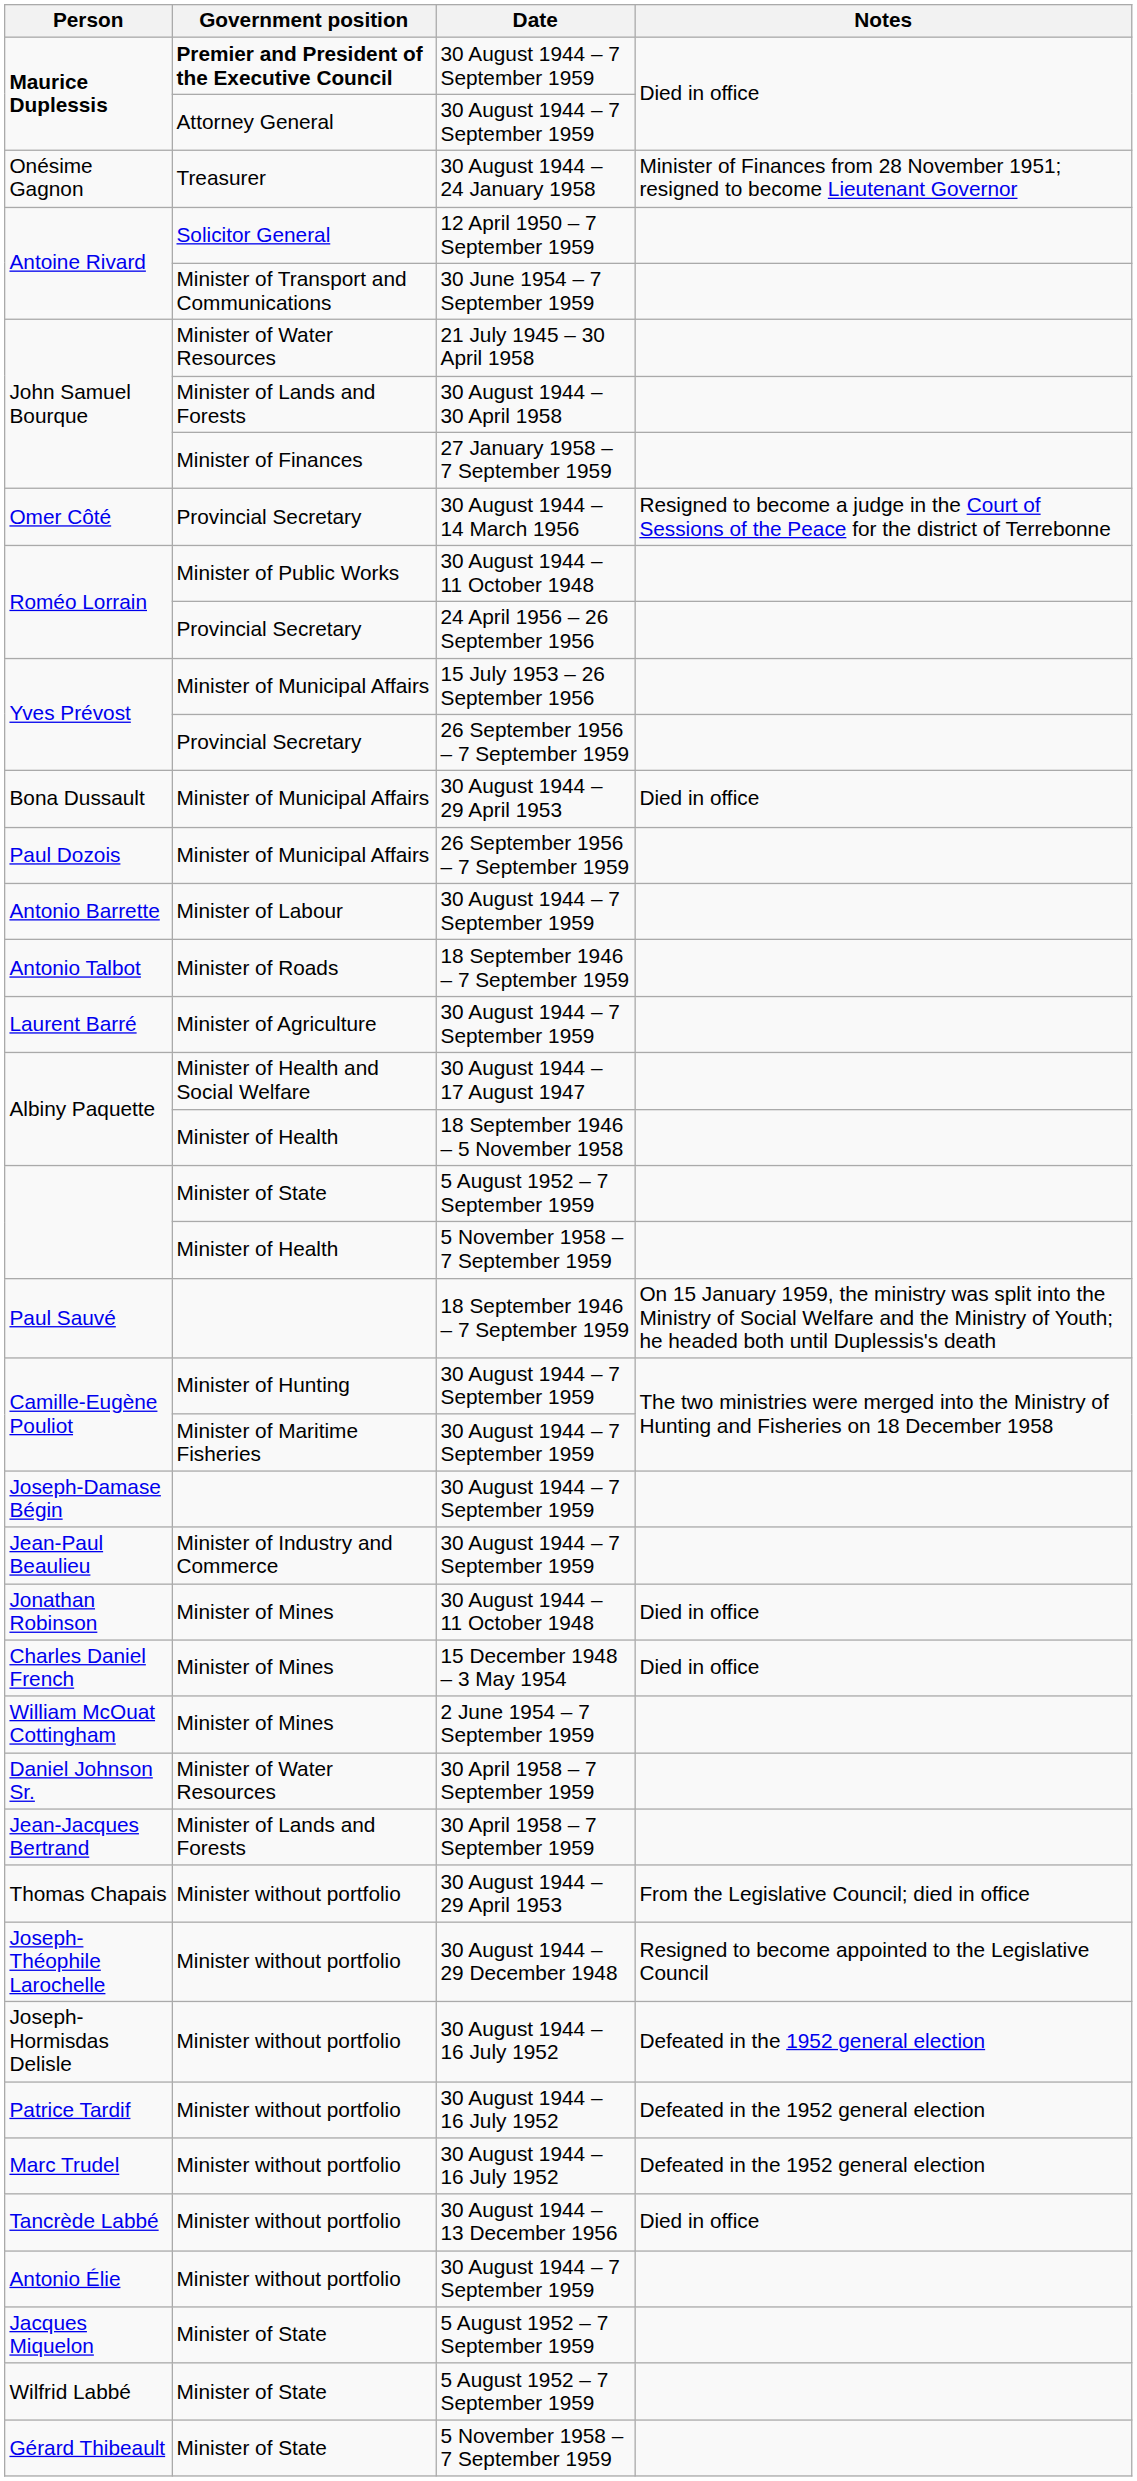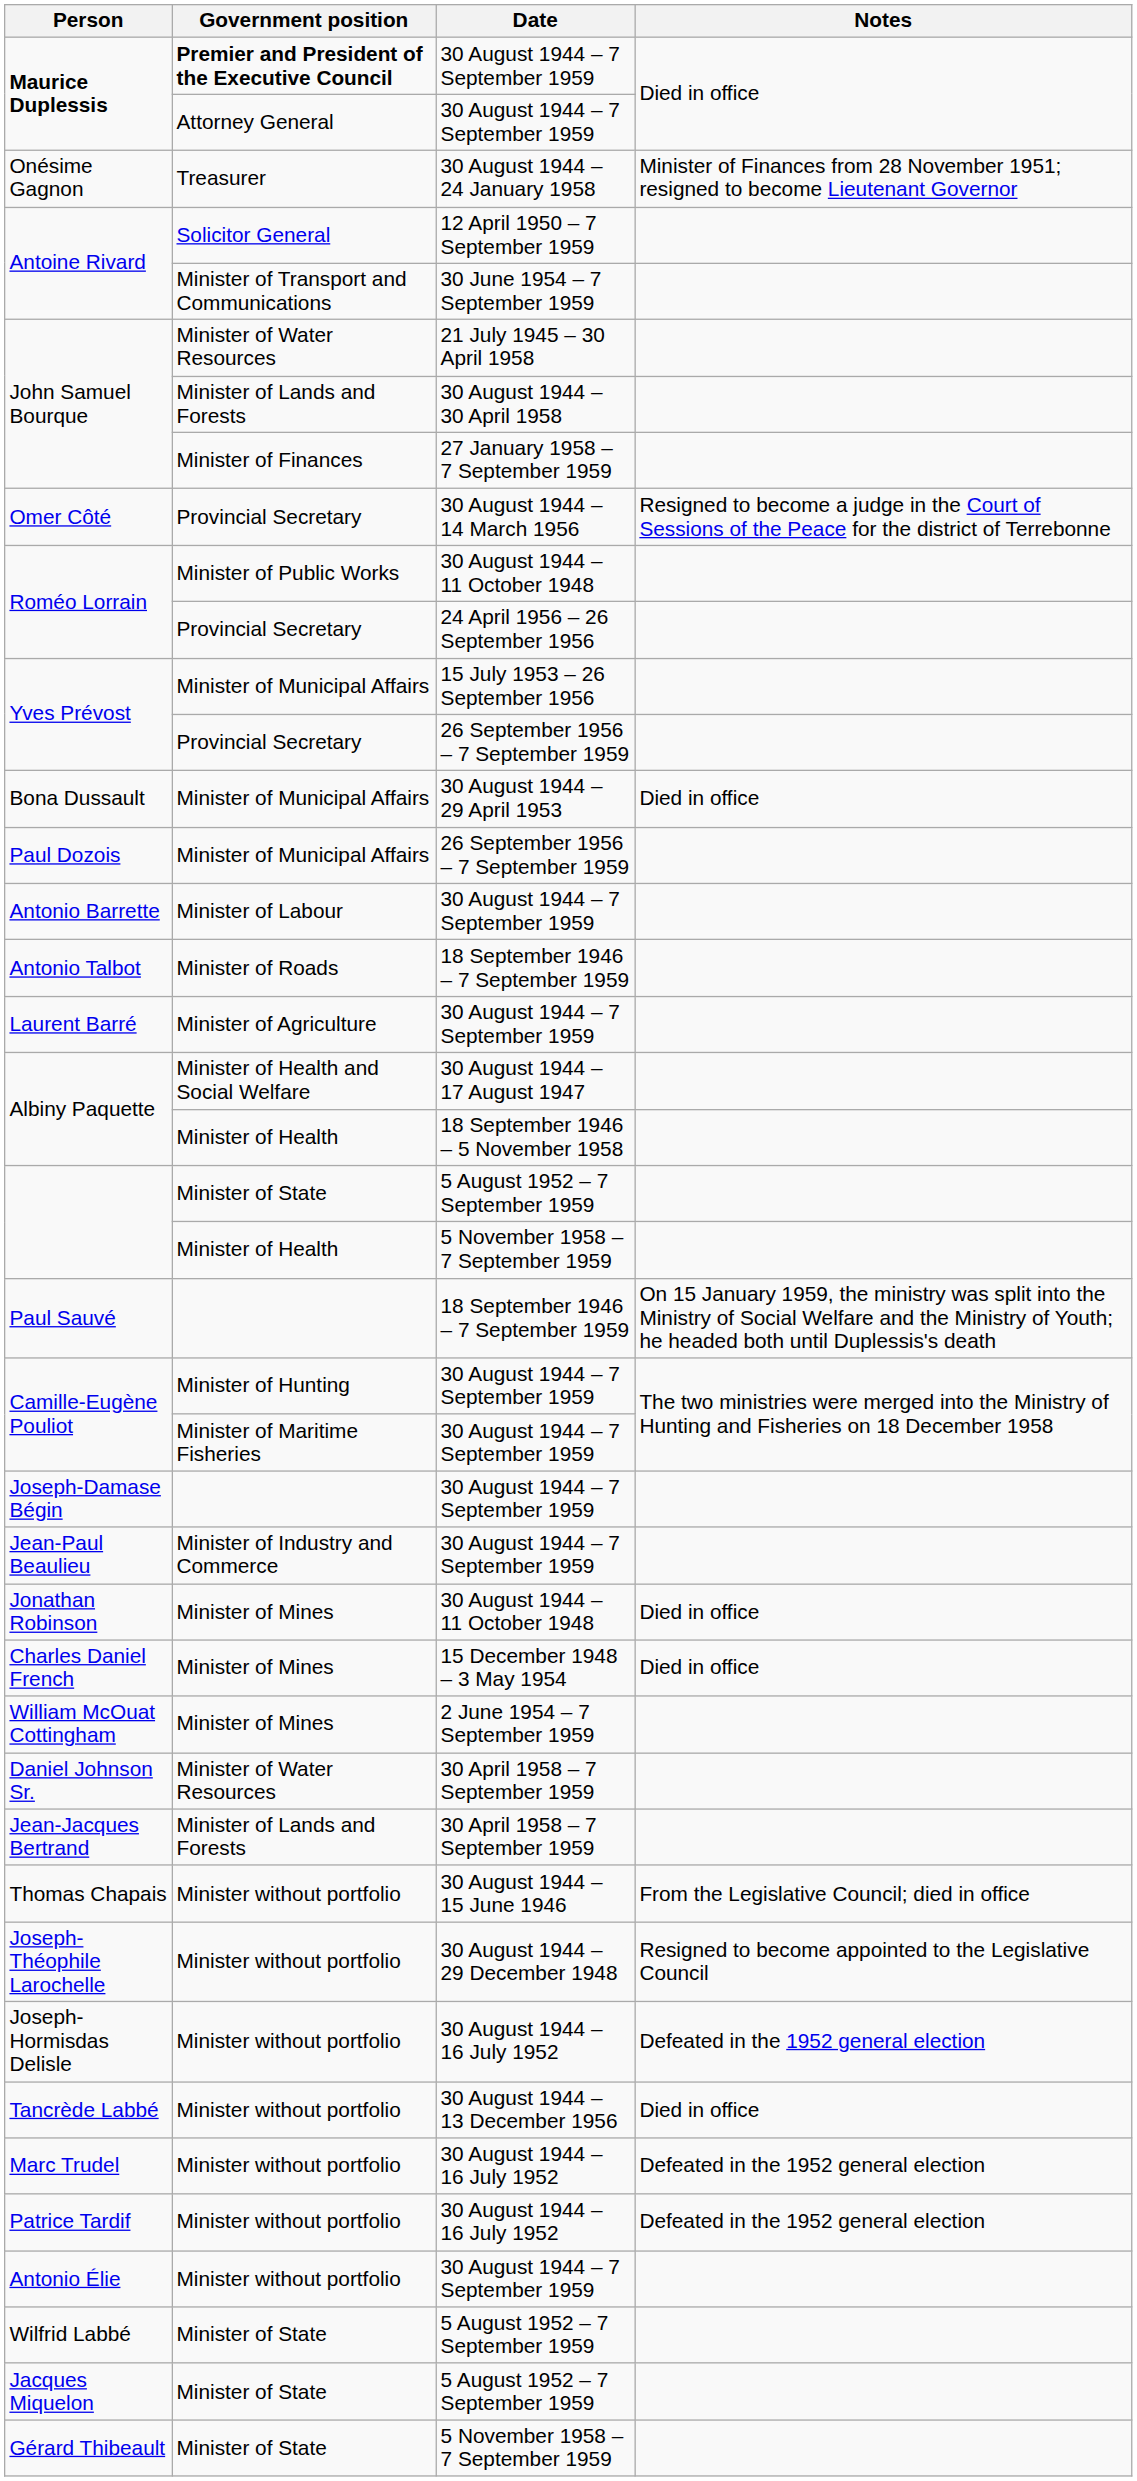(522, 1893) 30 August 1944 – 29 April 1953 -> (522, 1893) 30 August 1944 – 15 June 1946
rows swapped: (70, 2109) <-> (84, 2222)
rows swapped: (70, 2391) <-> (52, 2334)
